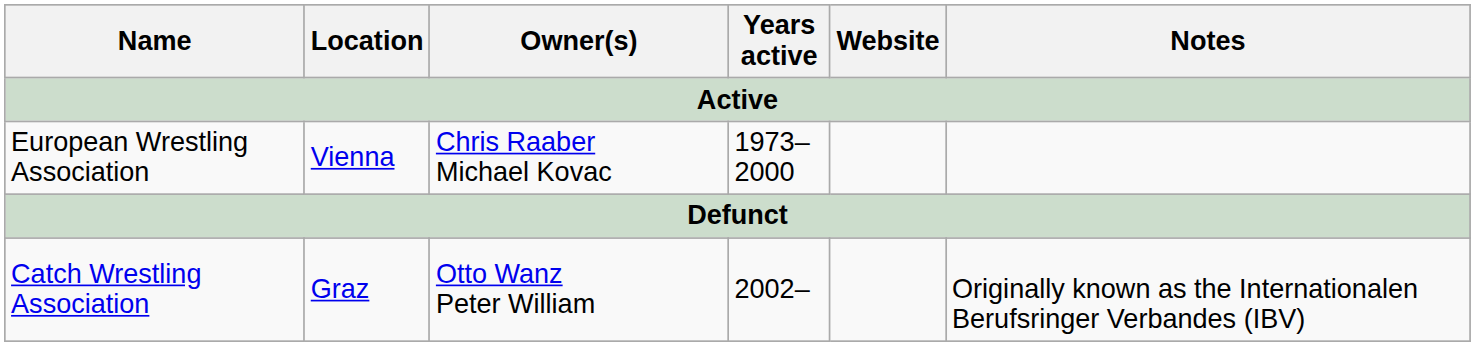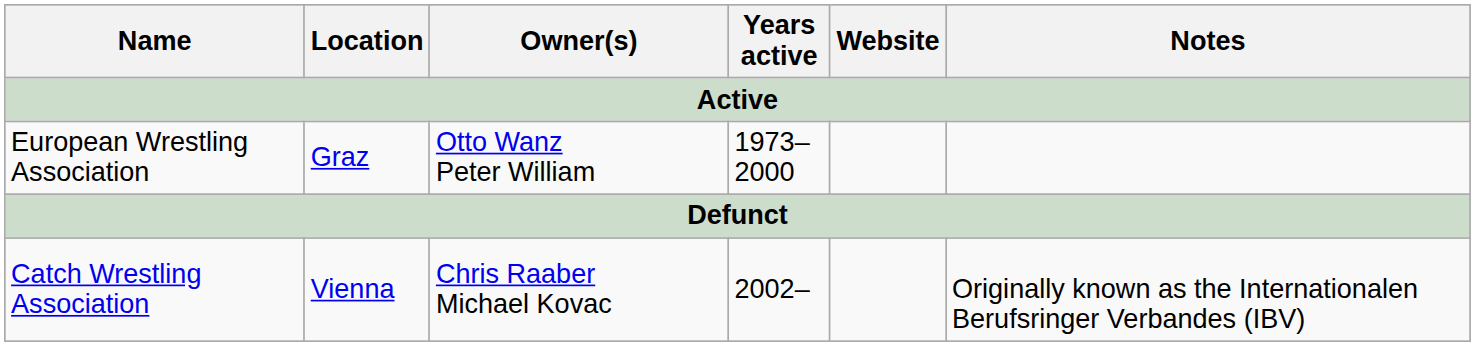(353, 157) Vienna -> (340, 157) Graz
(524, 157) Chris Raaber Michael Kovac -> (516, 157) Otto Wanz Peter William
(340, 288) Graz -> (353, 288) Vienna
(516, 288) Otto Wanz Peter William -> (524, 288) Chris Raaber Michael Kovac
